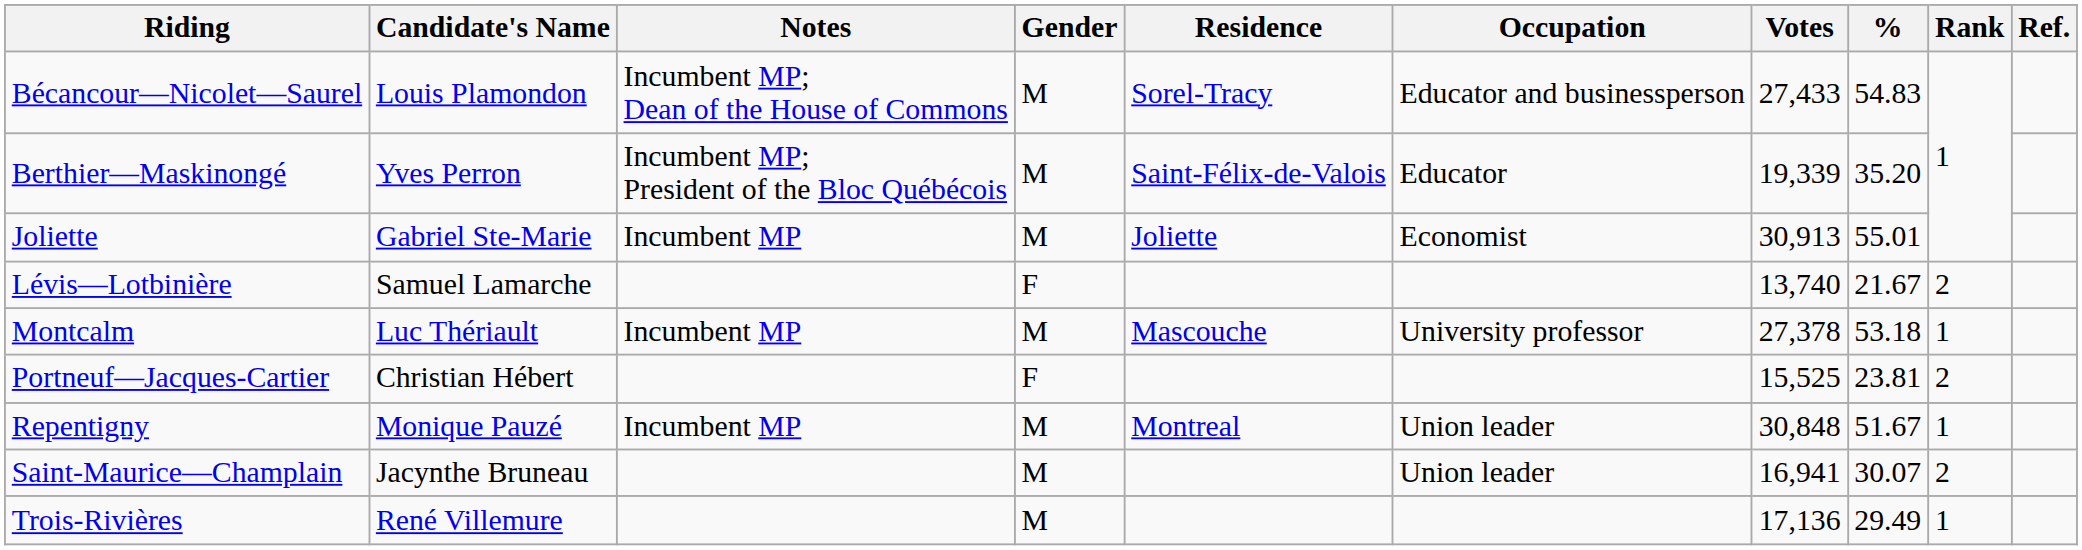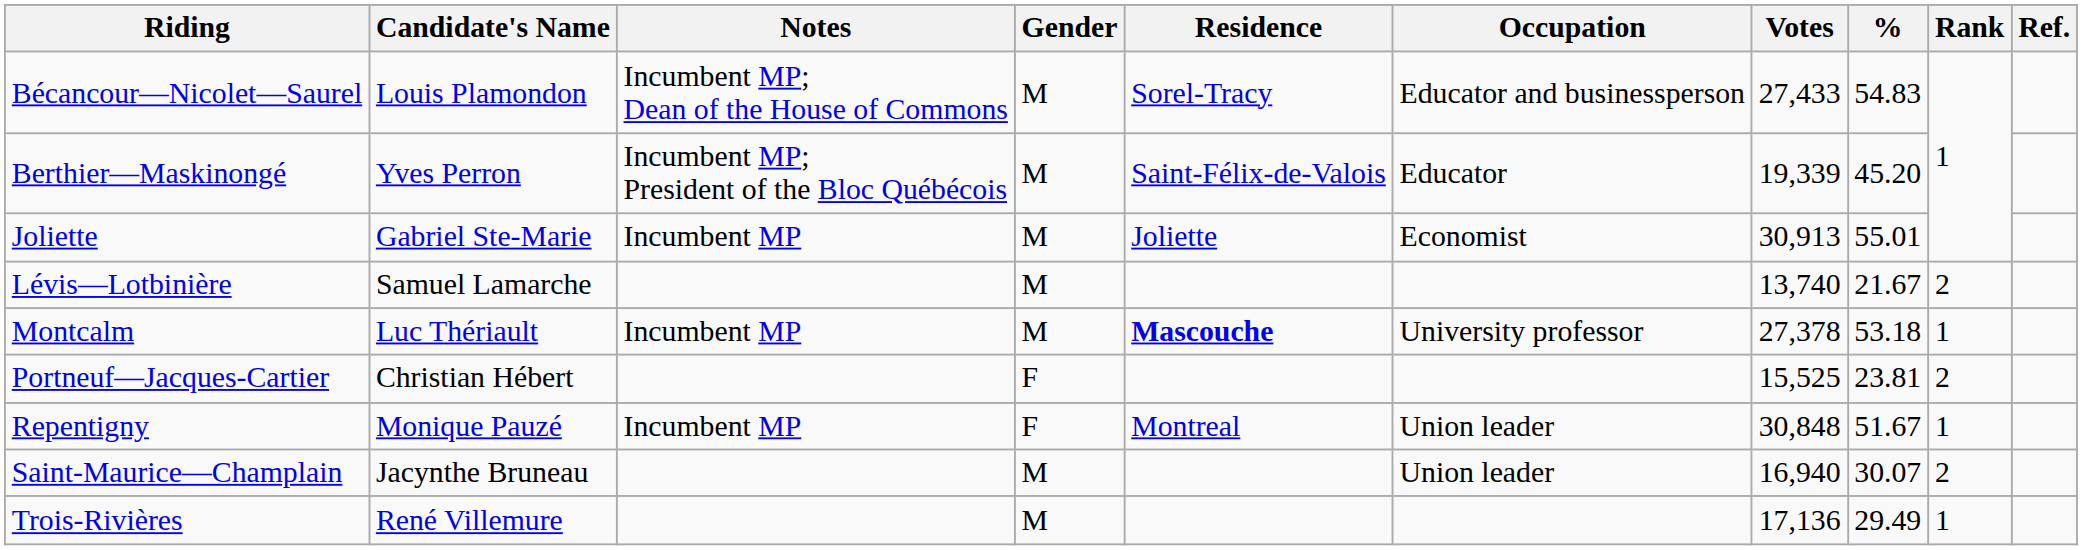(1888, 172) 35.20 -> (1888, 172) 45.20
(1030, 283) F -> (1035, 283) M
(1199, 331) normal -> (1202, 331) bold
(1035, 425) M -> (1030, 425) F
(1800, 472) 16,941 -> (1800, 472) 16,940
